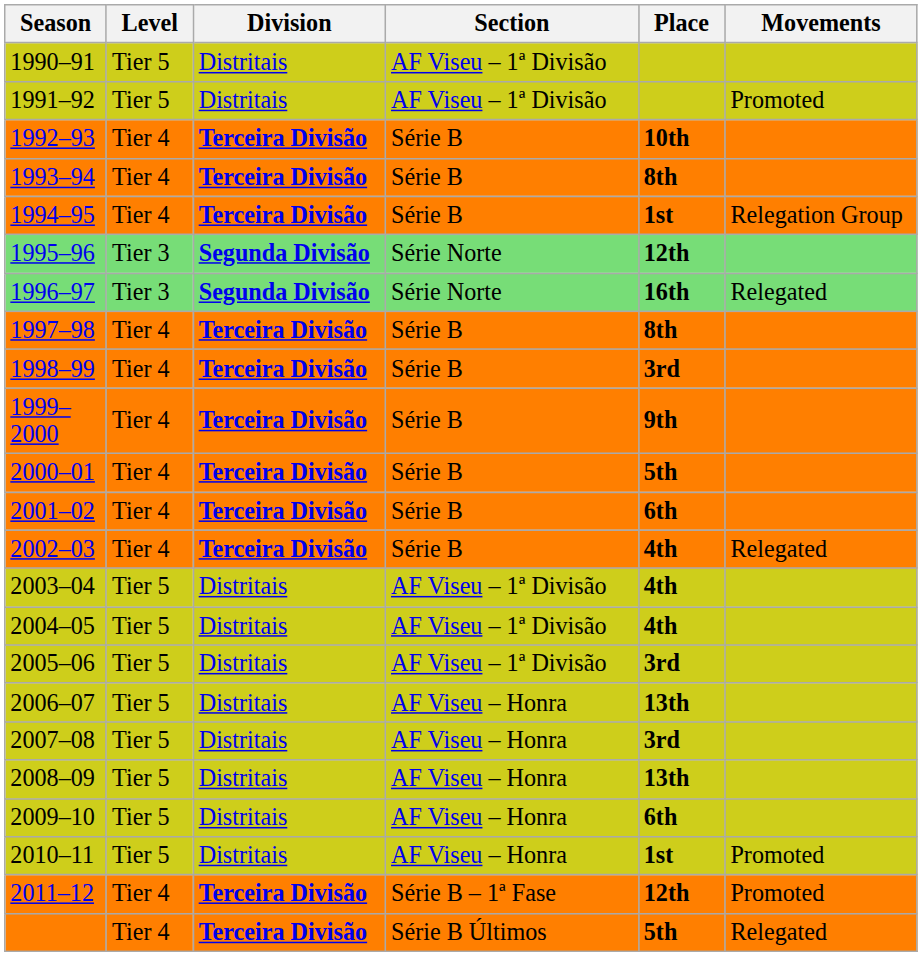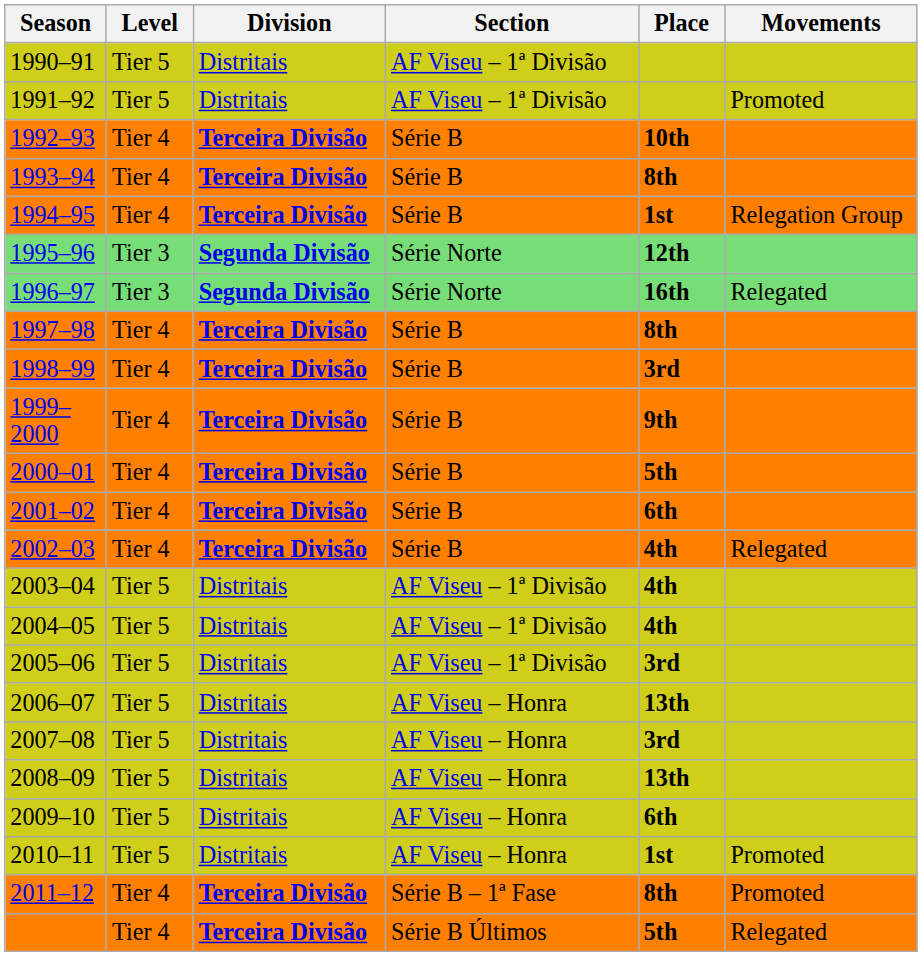(667, 893) 12th -> (661, 893) 8th
